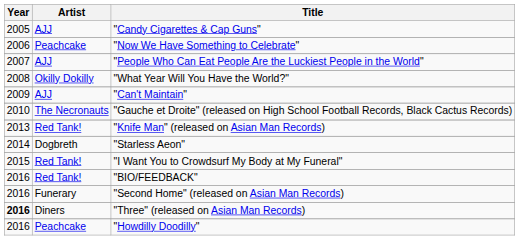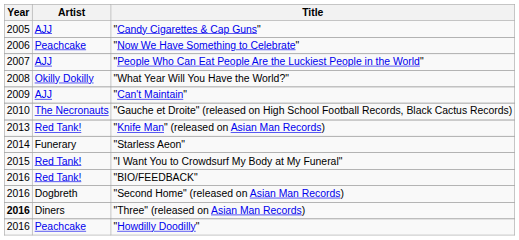(56, 144) Dogbreth -> (55, 144) Funerary
(55, 194) Funerary -> (56, 194) Dogbreth
